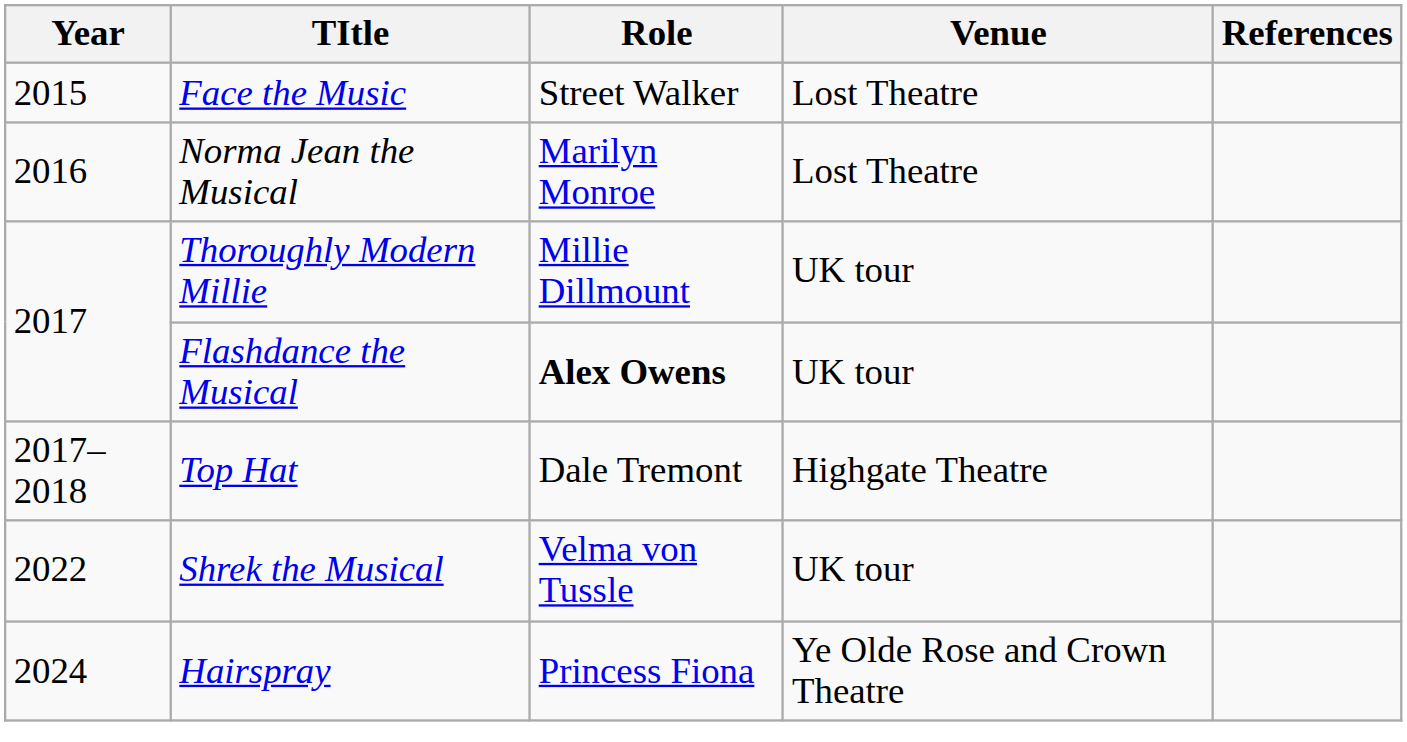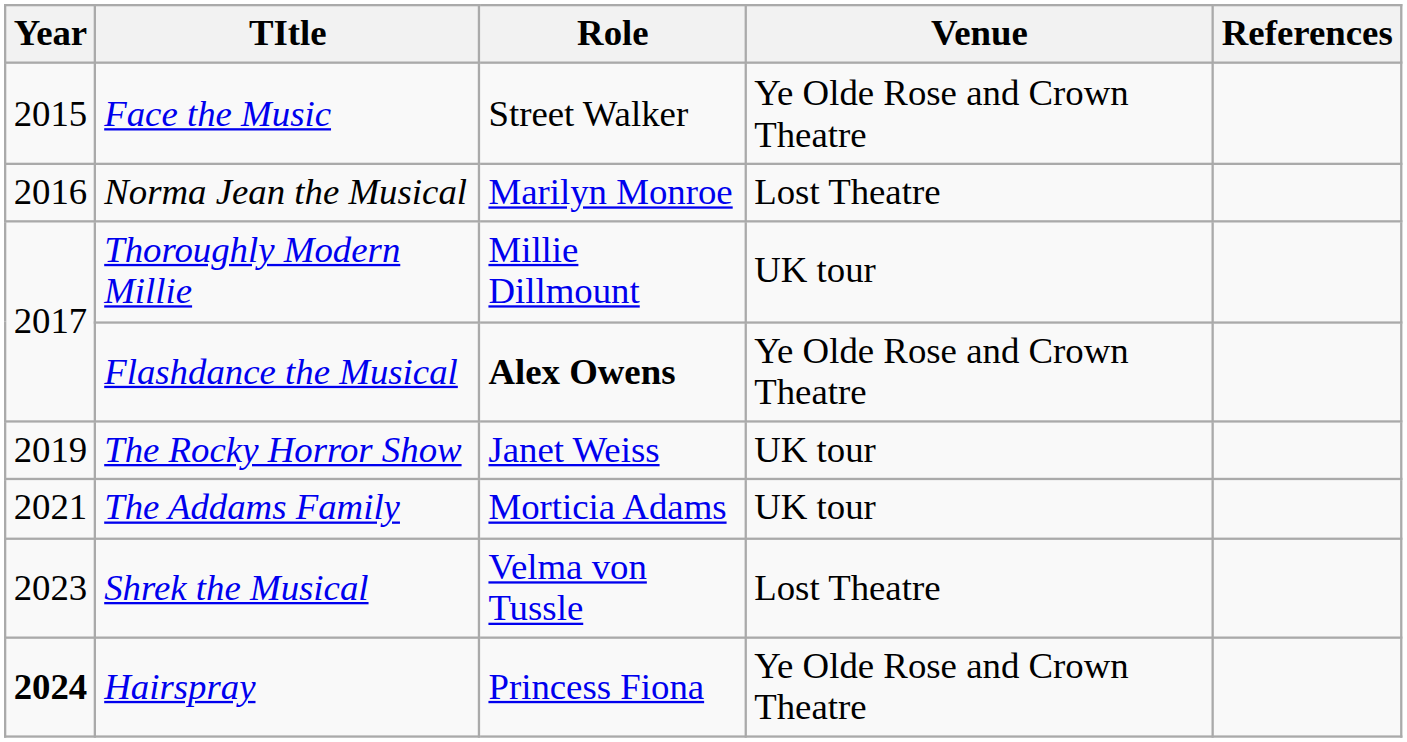(885, 92) Lost Theatre -> (941, 112) Ye Olde Rose and Crown Theatre
(853, 370) UK tour -> (941, 370) Ye Olde Rose and Crown Theatre
- row: (238, 470)
+ row: (283, 449)
+ row: (252, 508)
(50, 570) 2022 -> (50, 587) 2023
(853, 570) UK tour -> (847, 587) Lost Theatre
(50, 669) normal -> (50, 686) bold
